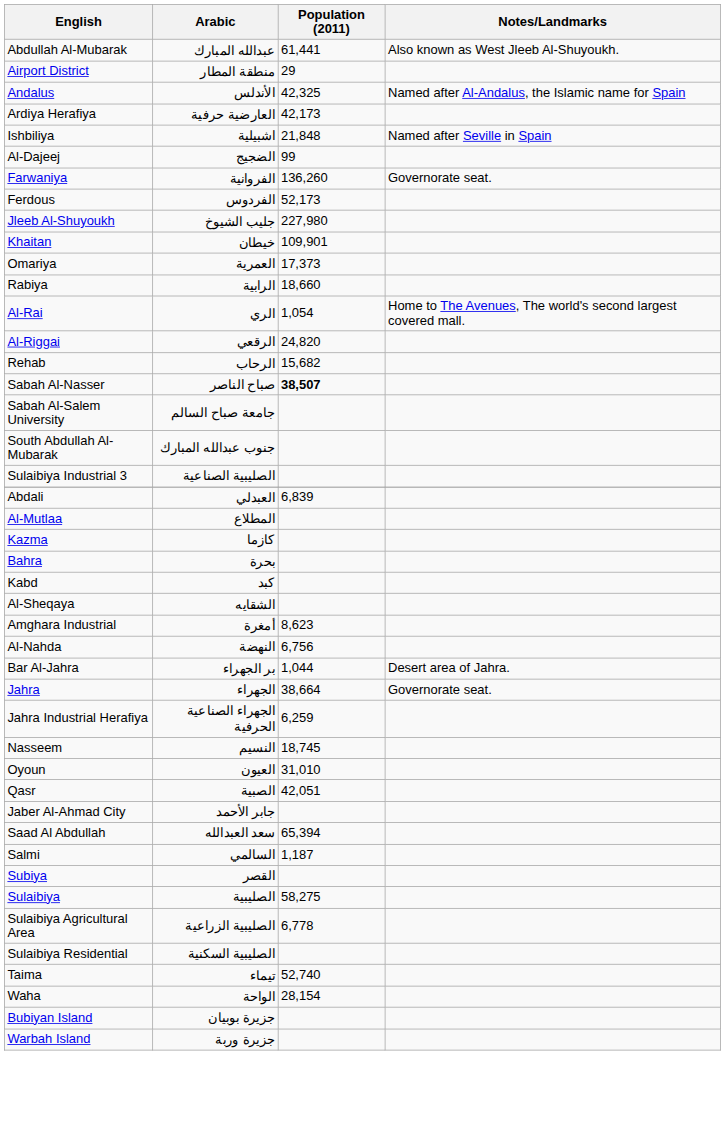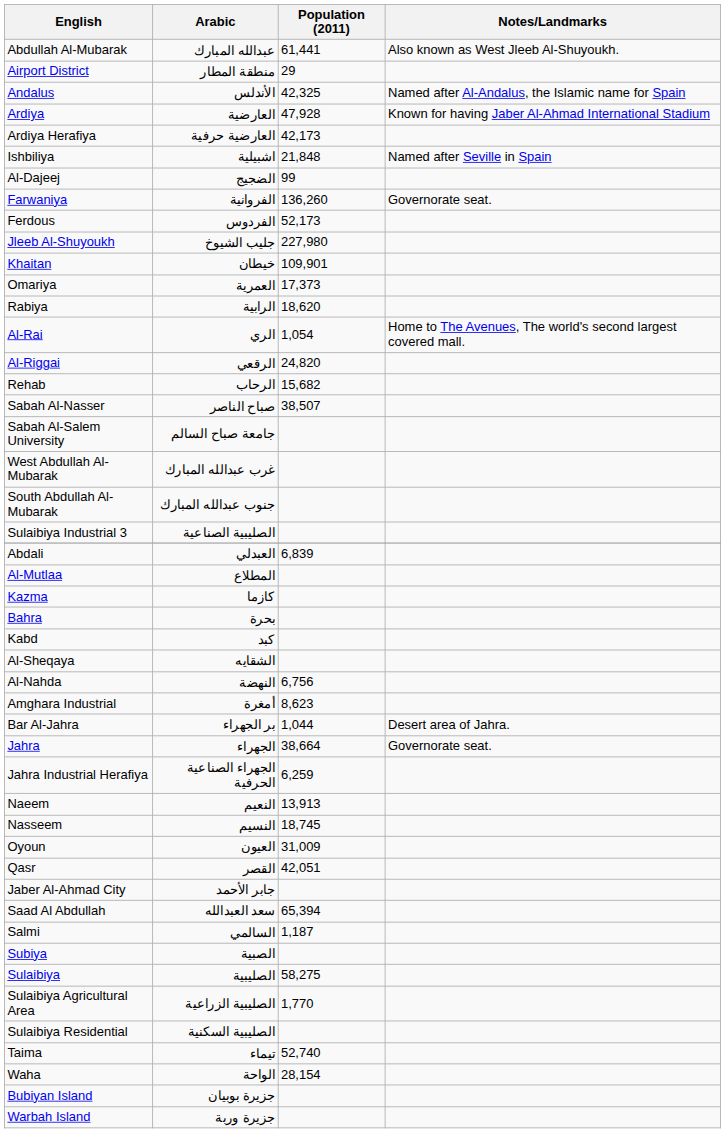+ row: (26, 114)
(301, 285) 18,660 -> (301, 306) 18,620
(301, 384) bold -> (301, 405) normal
+ row: (58, 469)
rows swapped: (34, 647) <-> (62, 625)
+ row: (28, 804)
(301, 769) 31,010 -> (301, 847) 31,009
(258, 791) الصبية -> (259, 868) القصر
(259, 876) القصر -> (258, 954) الصبية
(297, 925) 6,778 -> (297, 1003) 1,770
